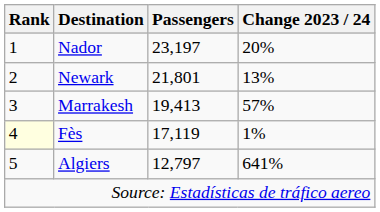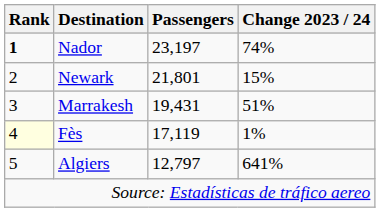(13, 47) normal -> (13, 47) bold
(258, 47) 20% -> (258, 47) 74%
(258, 76) 13% -> (258, 76) 15%
(176, 105) 19,413 -> (176, 105) 19,431
(258, 105) 57% -> (258, 105) 51%
